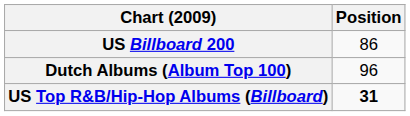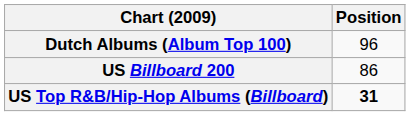rows swapped: (168, 70) <-> (168, 44)
